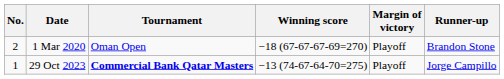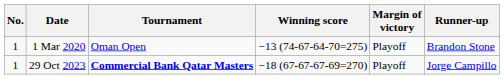(15, 46) 2 -> (15, 46) 1
(313, 46) −18 (67-67-67-69=270) -> (313, 46) −13 (74-67-64-70=275)
(313, 65) −13 (74-67-64-70=275) -> (313, 65) −18 (67-67-67-69=270)
